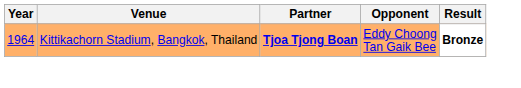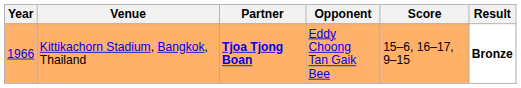+ column: (425, 14)
(21, 40) 1964 -> (21, 54) 1966
